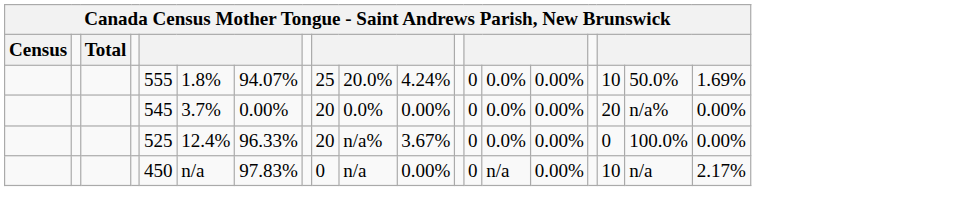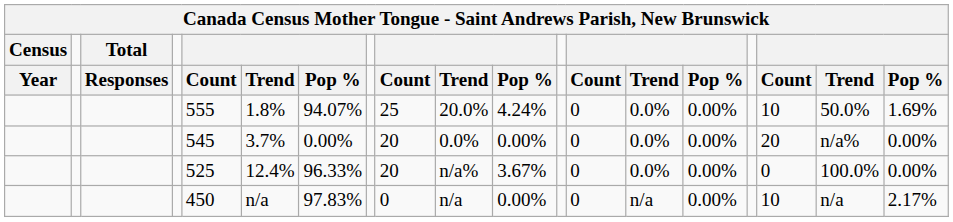+ row: (38, 79)
